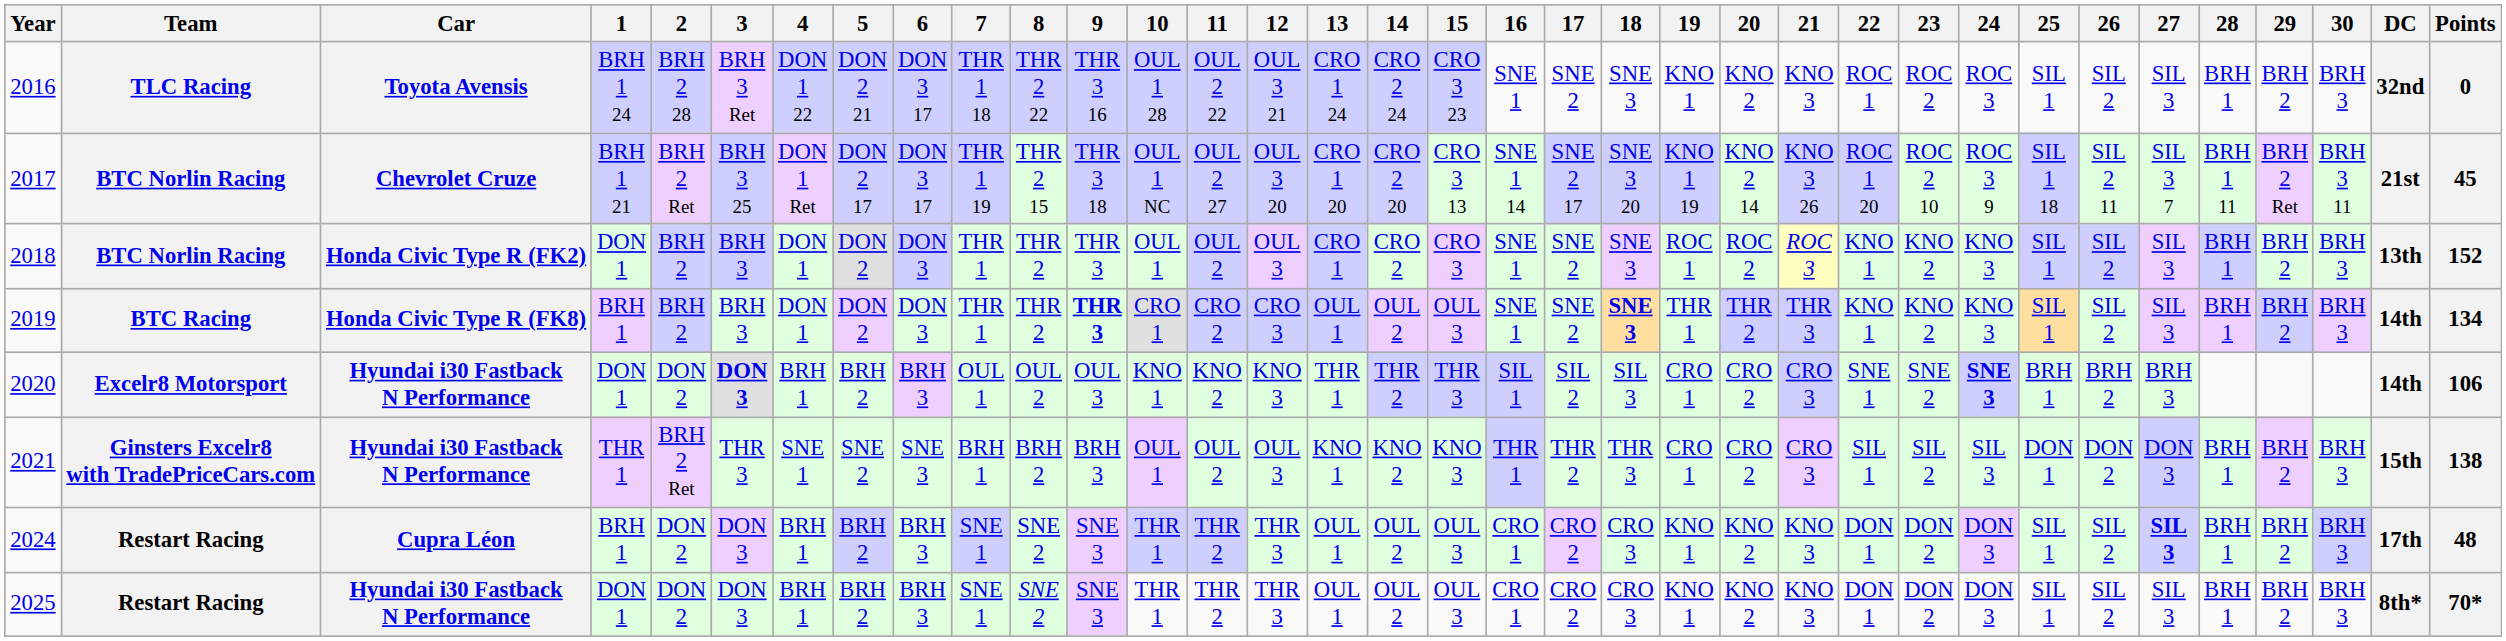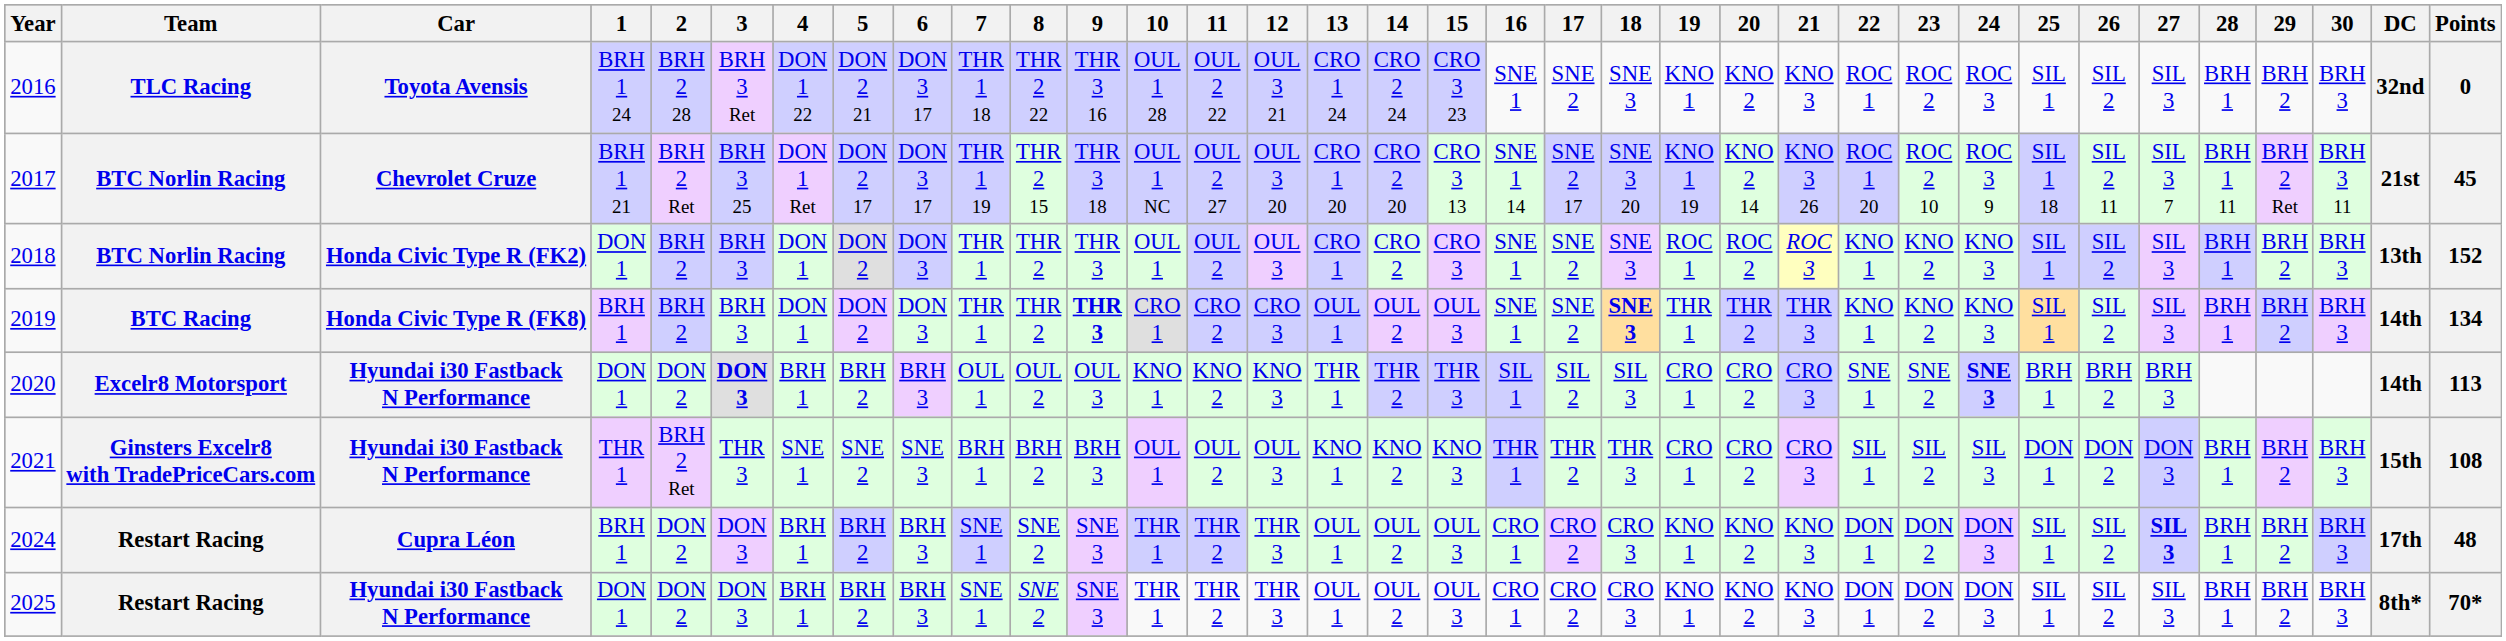(2465, 383) 106 -> (2465, 383) 113
(2465, 461) 138 -> (2465, 461) 108
